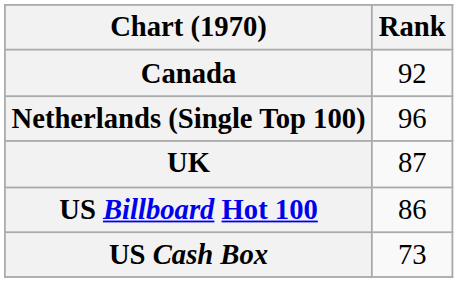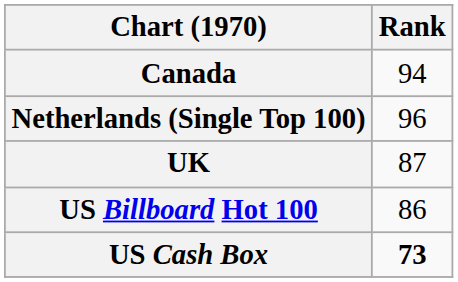(412, 72) 92 -> (412, 72) 94
(412, 254) normal -> (412, 254) bold
